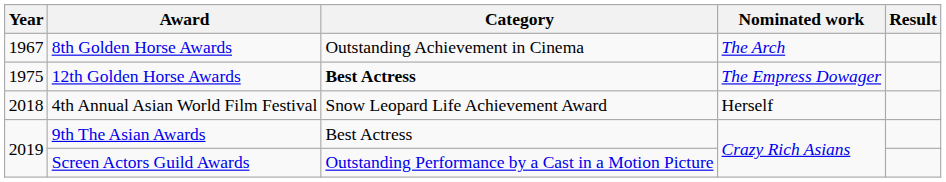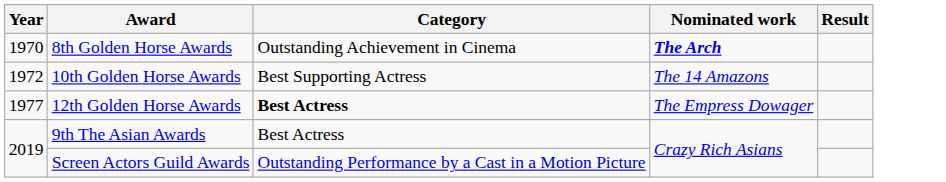(26, 47) 1967 -> (26, 47) 1970
(753, 47) normal -> (688, 47) bold
+ row: (146, 76)
(26, 76) 1975 -> (26, 105) 1977
- row: (184, 105)
